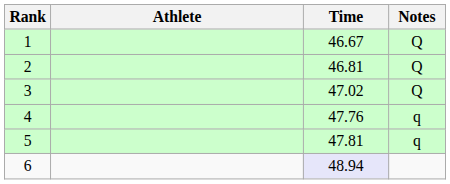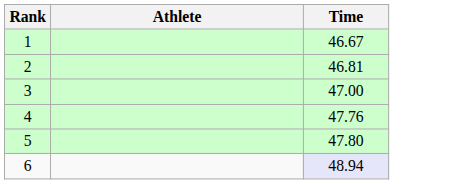- column: (417, 16)
(346, 91) 47.02 -> (346, 91) 47.00
(346, 141) 47.81 -> (346, 141) 47.80
